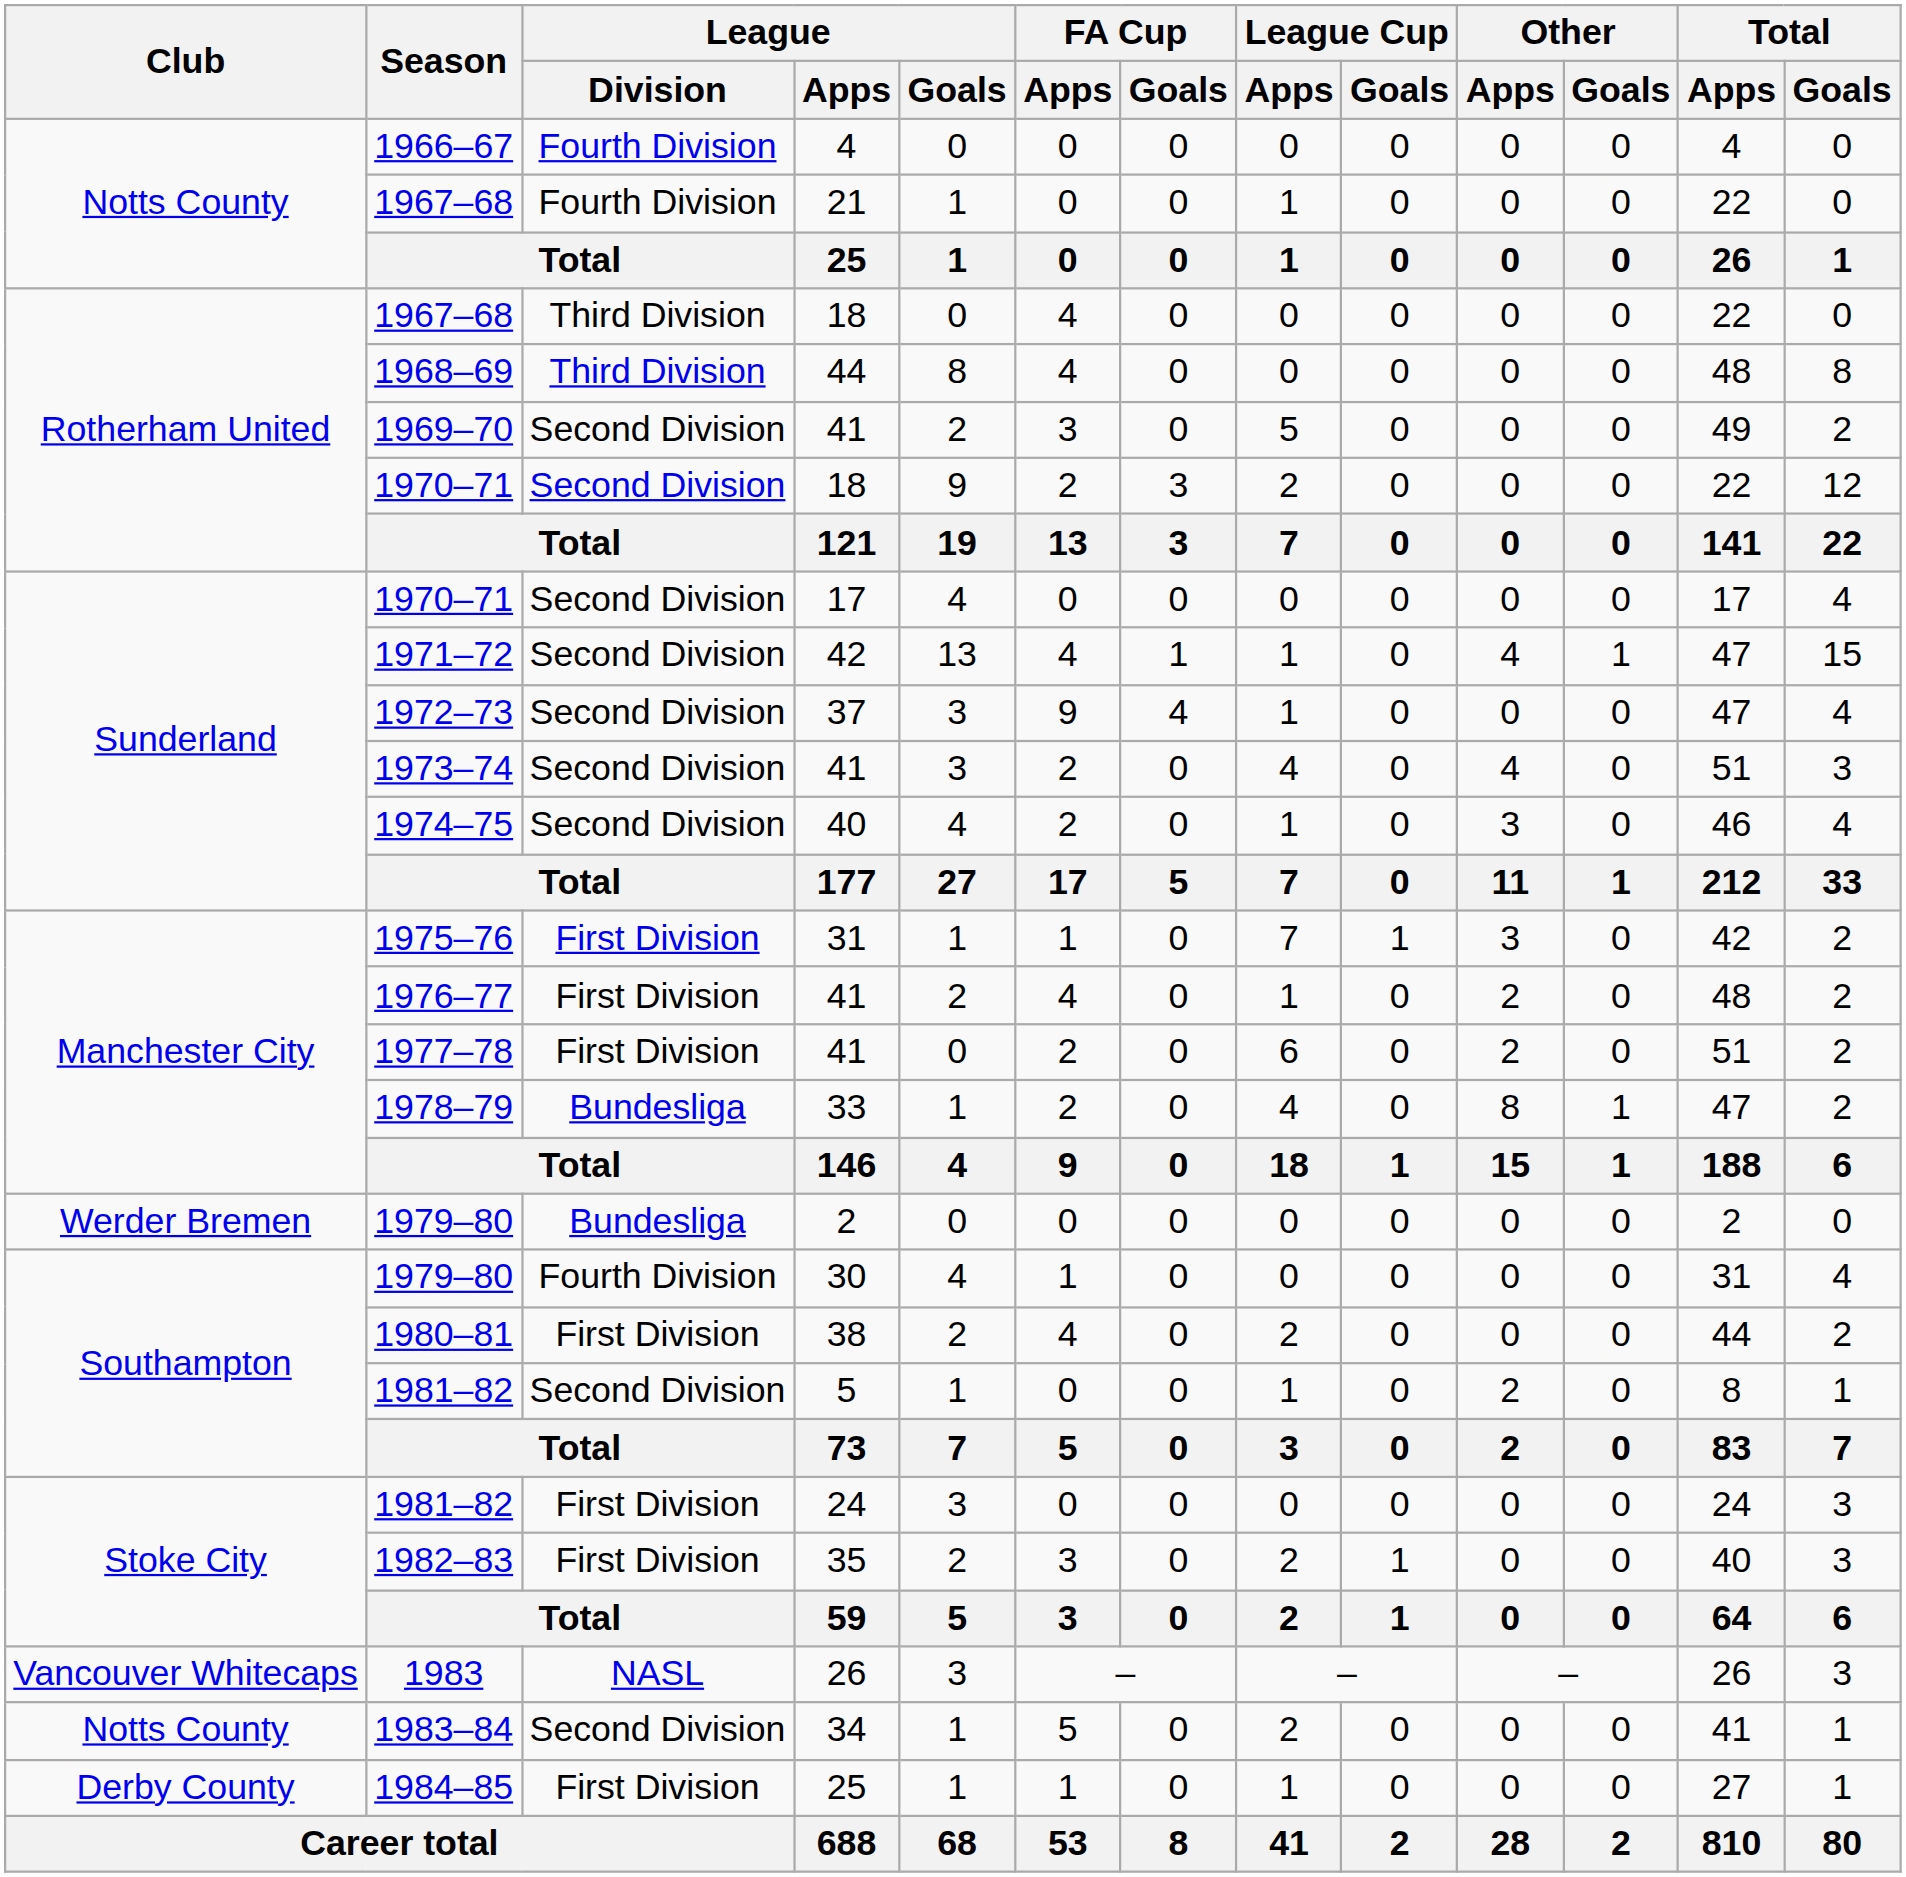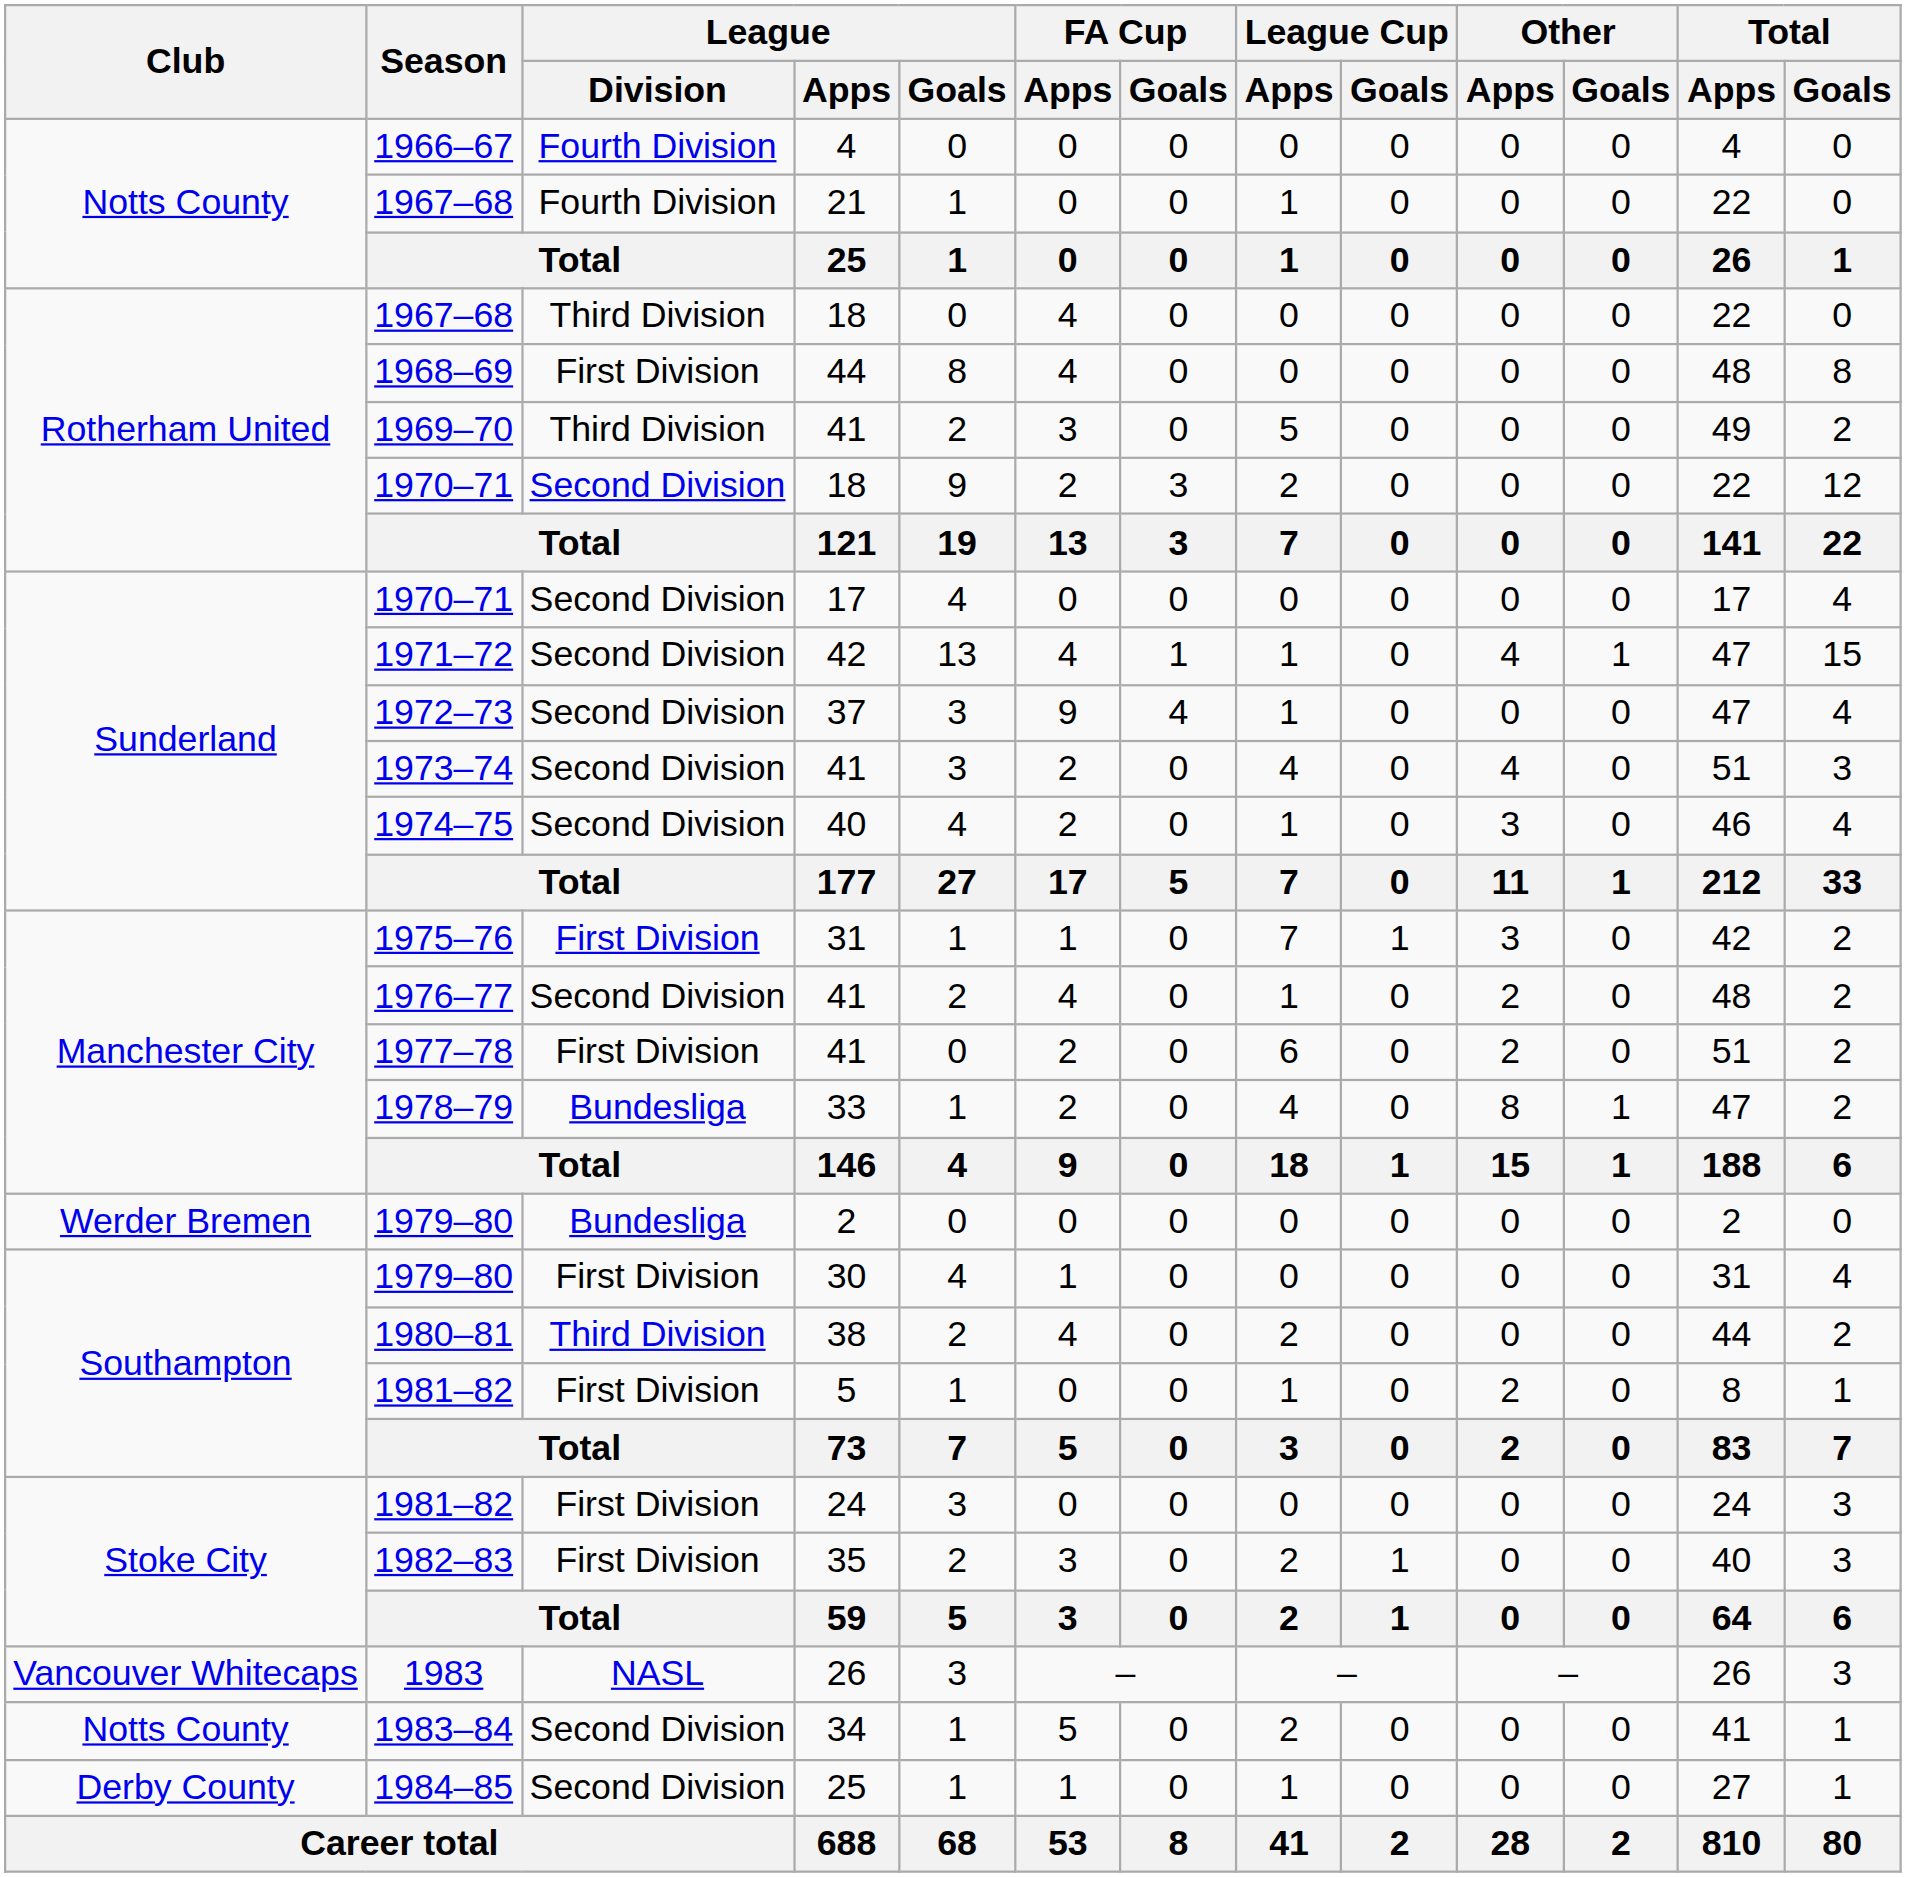(658, 372) Third Division -> (657, 372) First Division
(658, 428) Second Division -> (658, 428) Third Division
(657, 994) First Division -> (658, 994) Second Division
(658, 1277) Fourth Division -> (657, 1277) First Division
(657, 1334) First Division -> (658, 1334) Third Division
(658, 1390) Second Division -> (657, 1390) First Division
(657, 1786) First Division -> (658, 1786) Second Division
